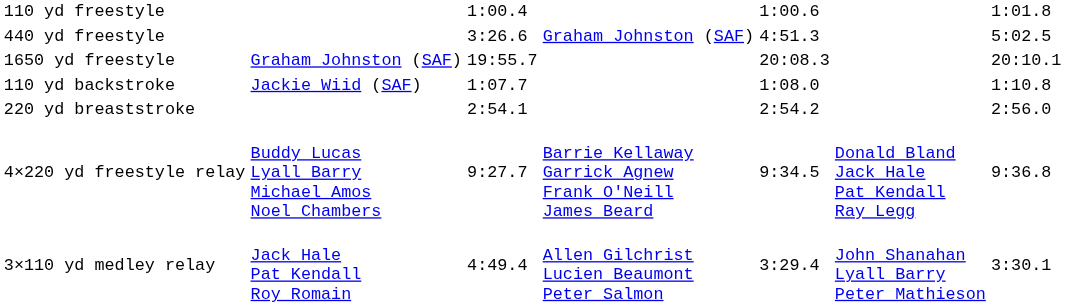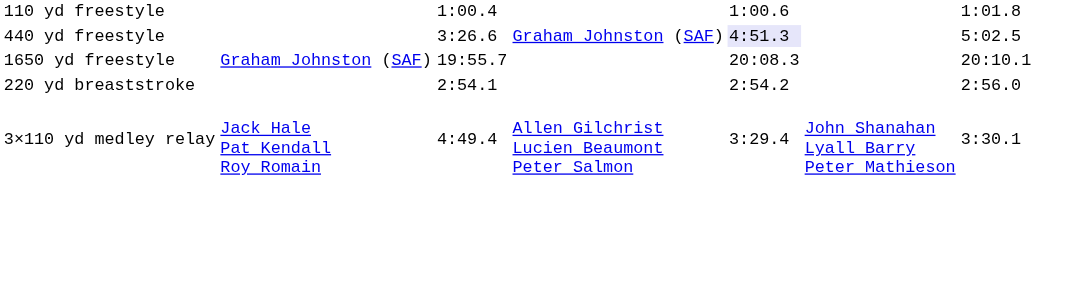(789, 36) no background -> (759, 36) lavender background
- row: (89, 85)
- row: (125, 173)
